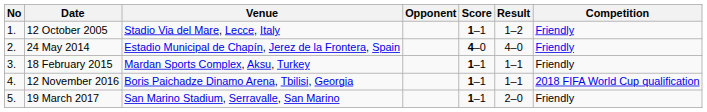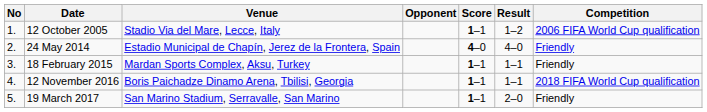(555, 30) Friendly -> (618, 30) 2006 FIFA World Cup qualification
